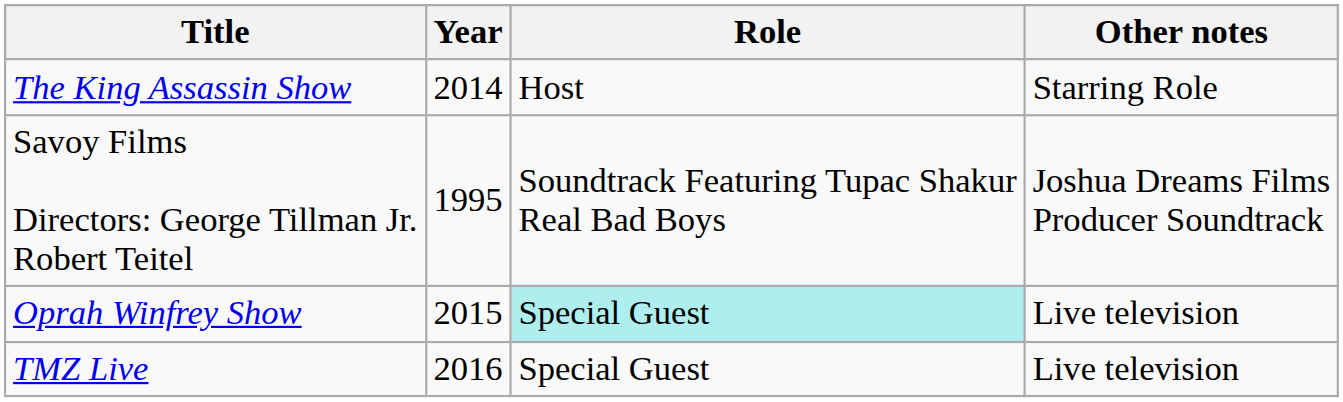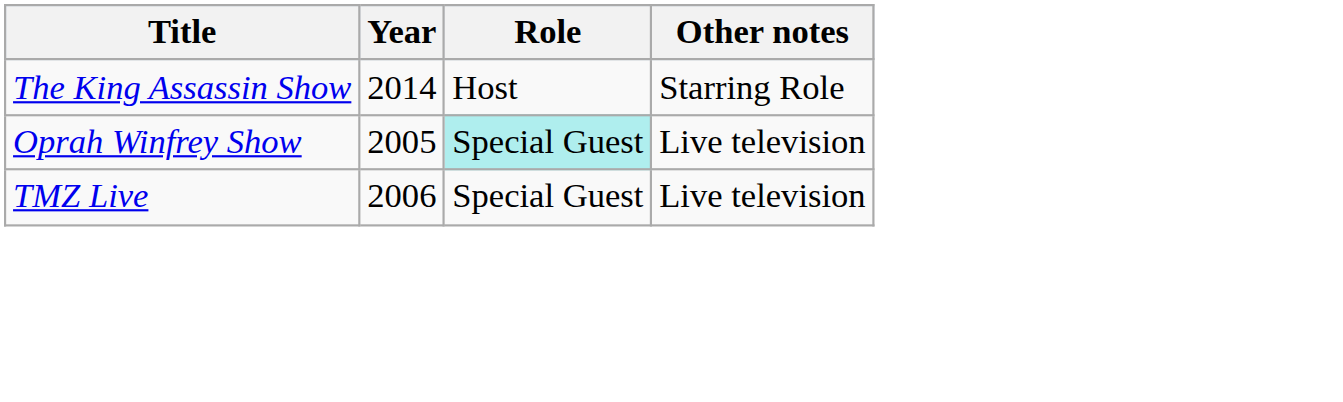- row: (215, 199)
(468, 312) 2015 -> (402, 141) 2005
(468, 367) 2016 -> (402, 196) 2006
